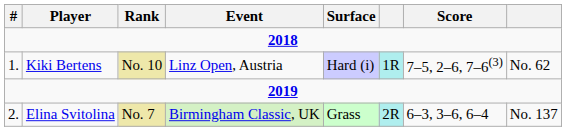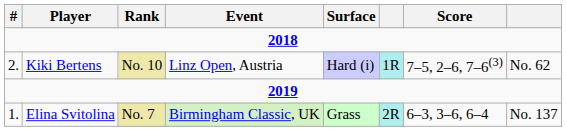(13, 65) 1. -> (13, 65) 2.
(13, 114) 2. -> (13, 114) 1.
